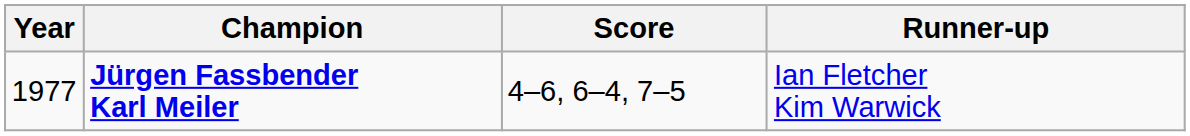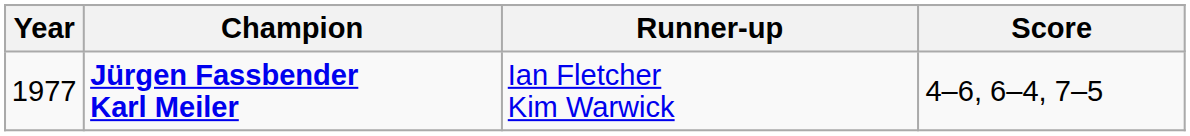columns swapped: (976, 28) <-> (634, 28)
